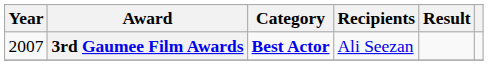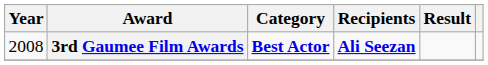(26, 45) 2007 -> (26, 45) 2008
(376, 45) normal -> (377, 45) bold
